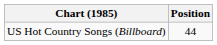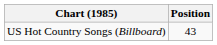(190, 31) 44 -> (190, 31) 43
